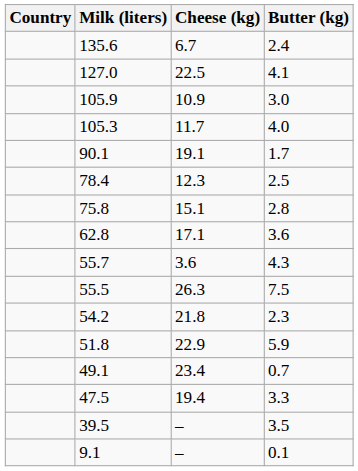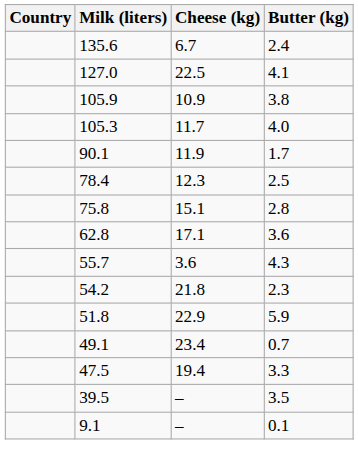(279, 99) 3.0 -> (279, 99) 3.8
(190, 153) 19.1 -> (190, 153) 11.9
- row: (94, 289)
